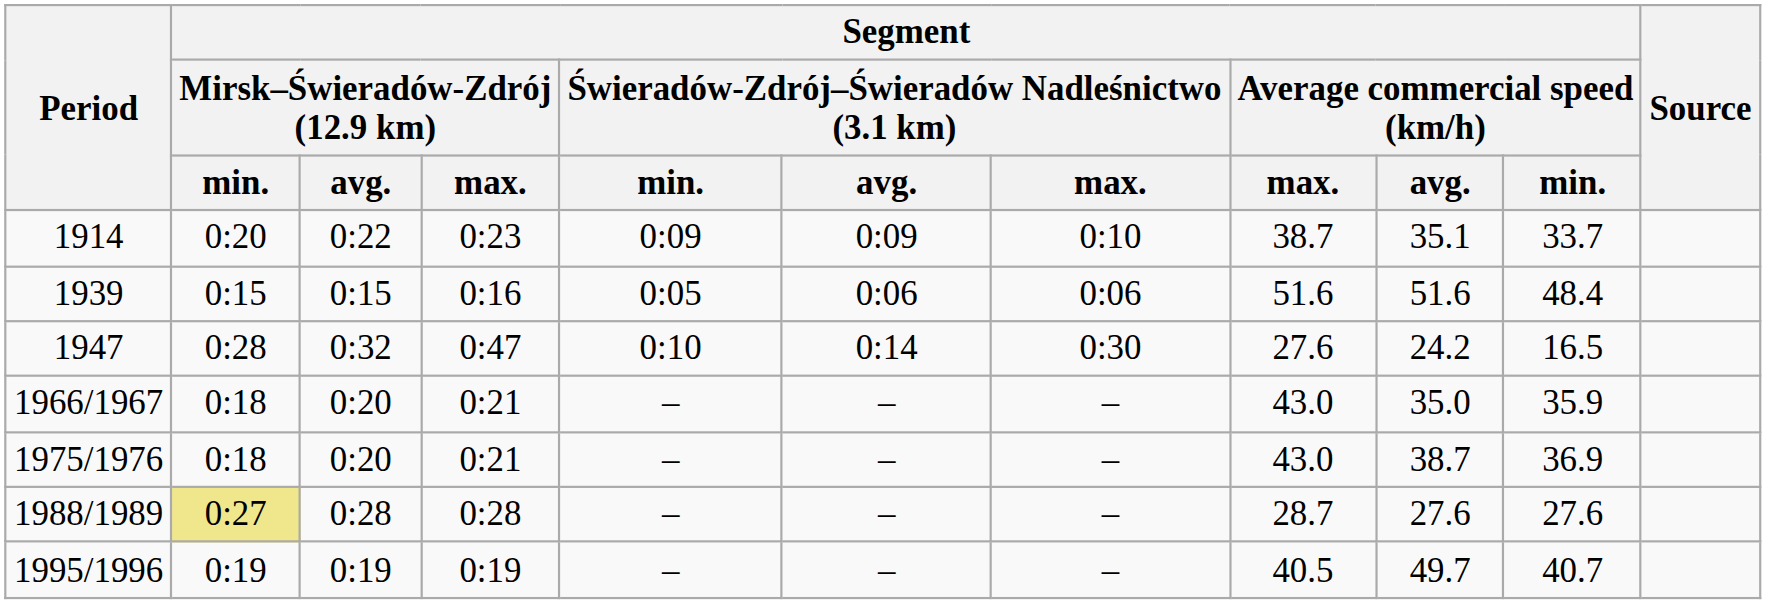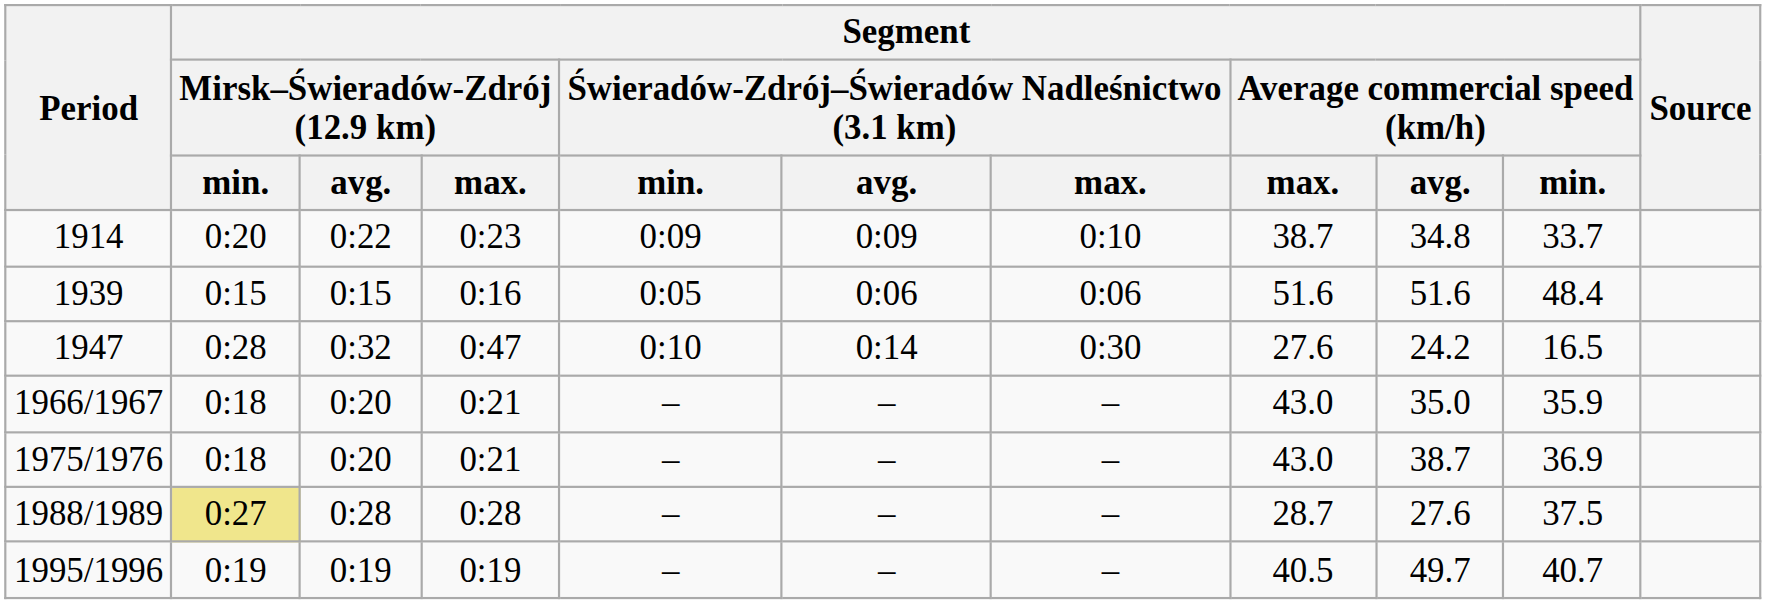(1440, 237) 35.1 -> (1440, 237) 34.8
(1573, 513) 27.6 -> (1573, 513) 37.5
